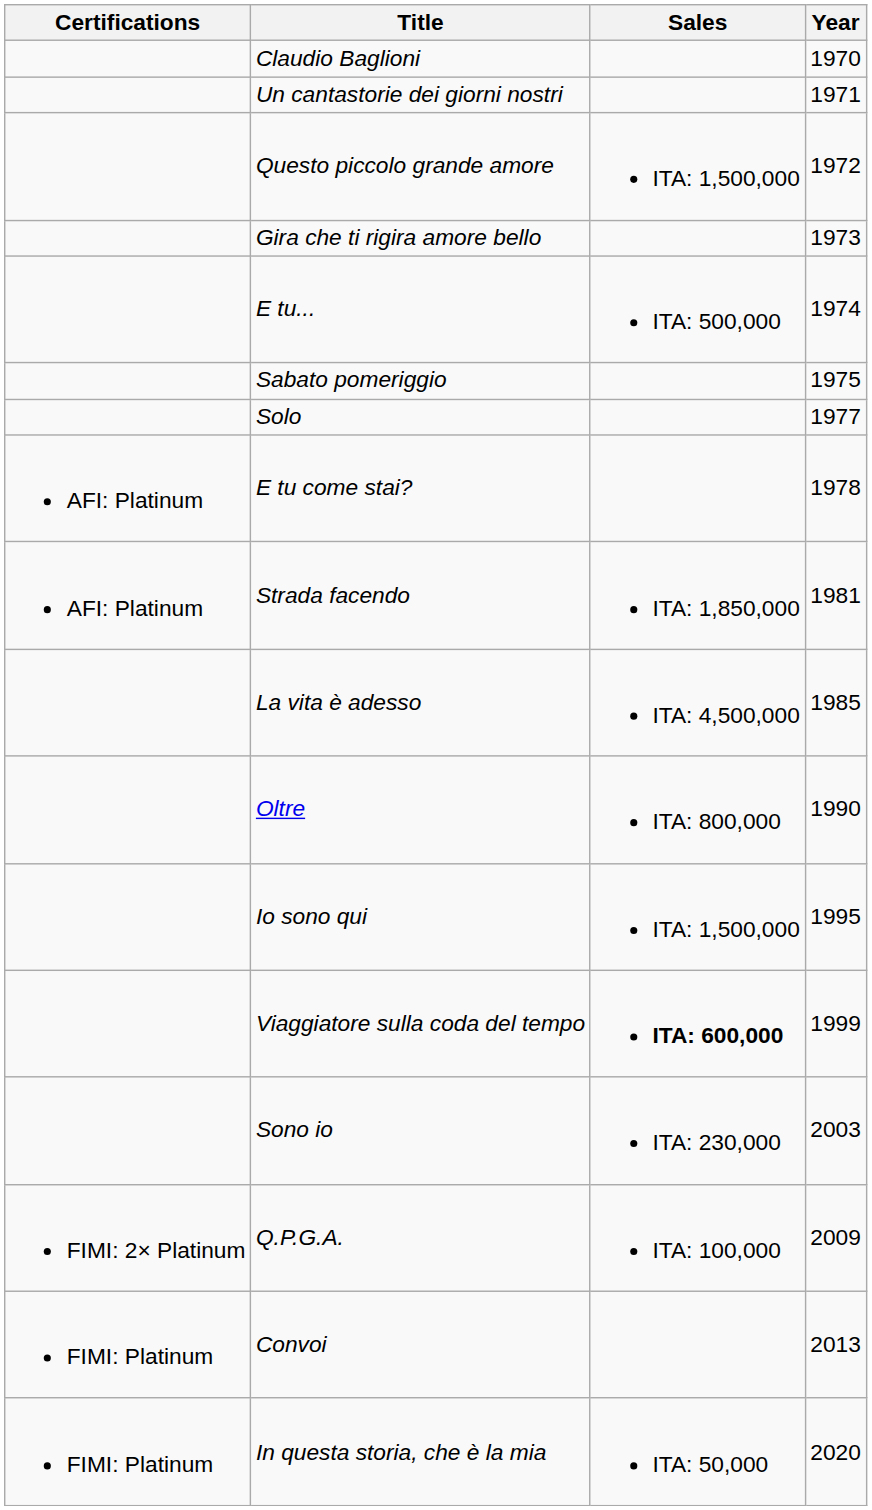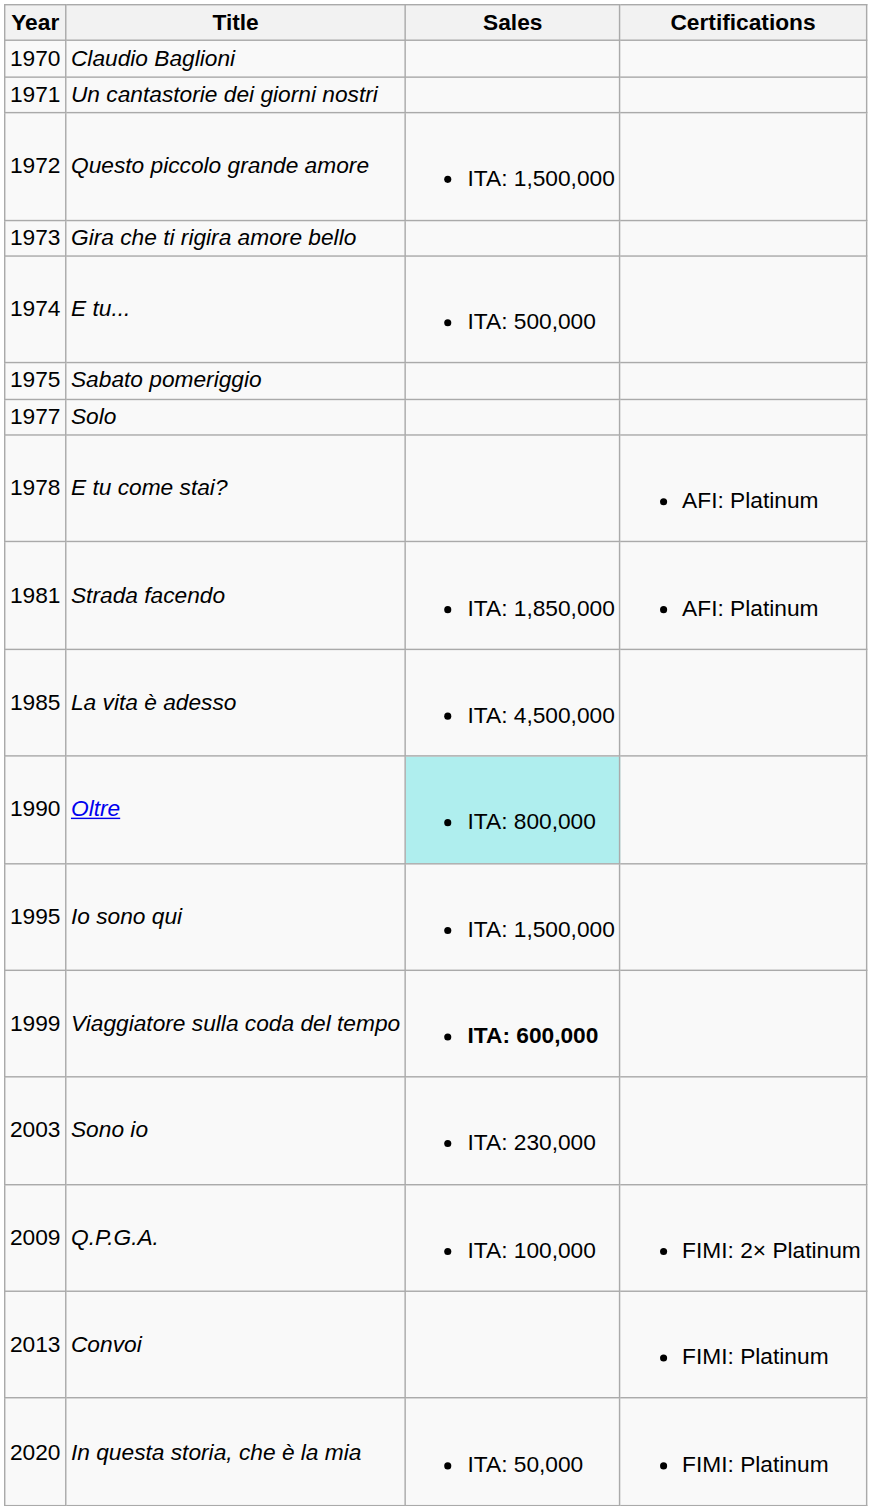columns swapped: (836, 22) <-> (128, 22)
(698, 822) no background -> (513, 822) paleturquoise background
